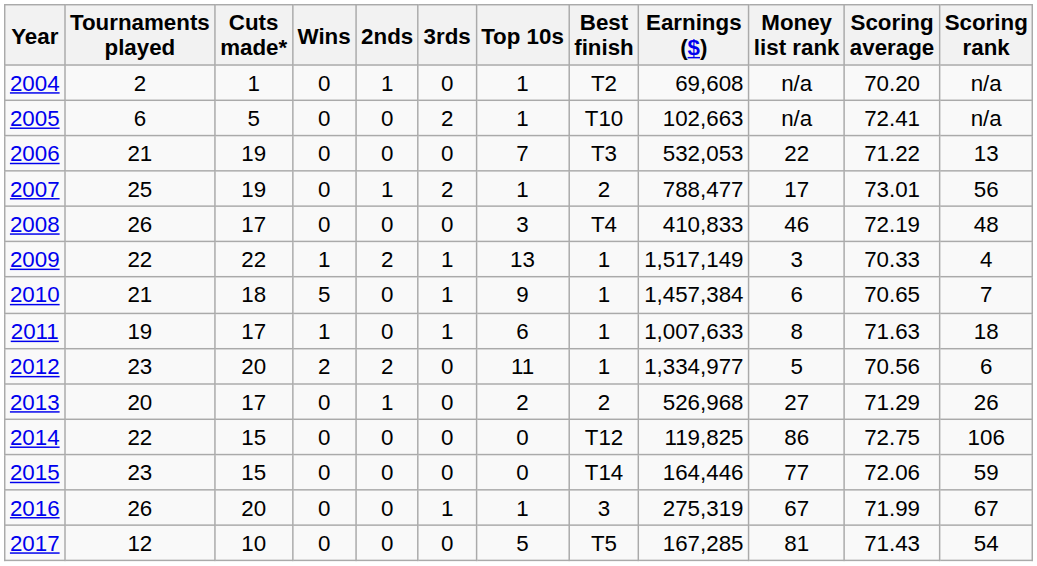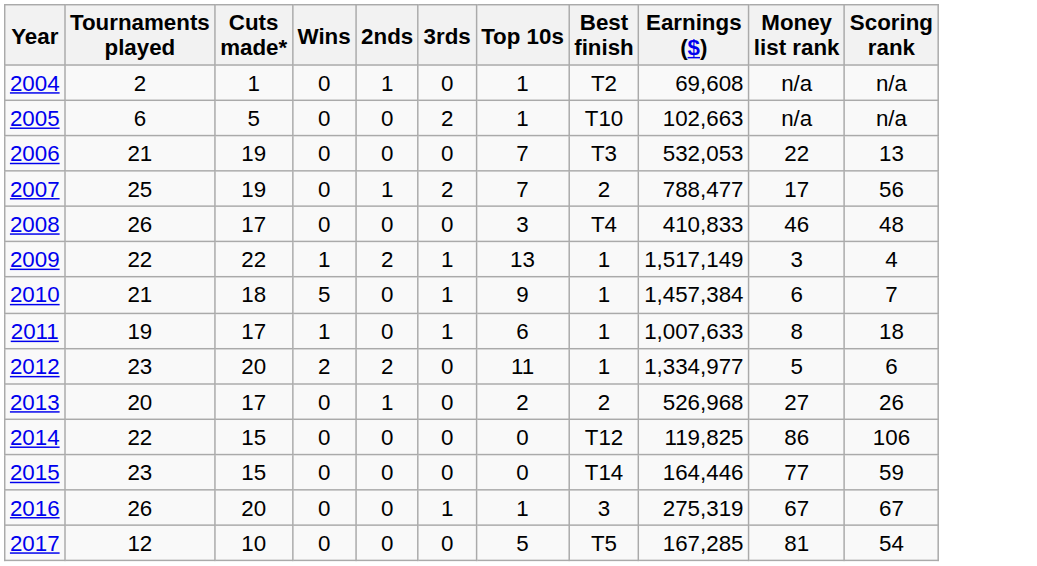- column: (892, 35)
(522, 189) 1 -> (522, 189) 7
